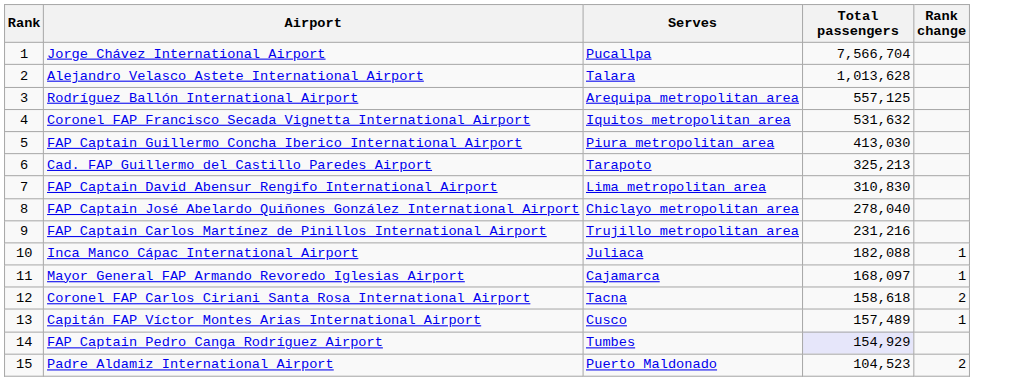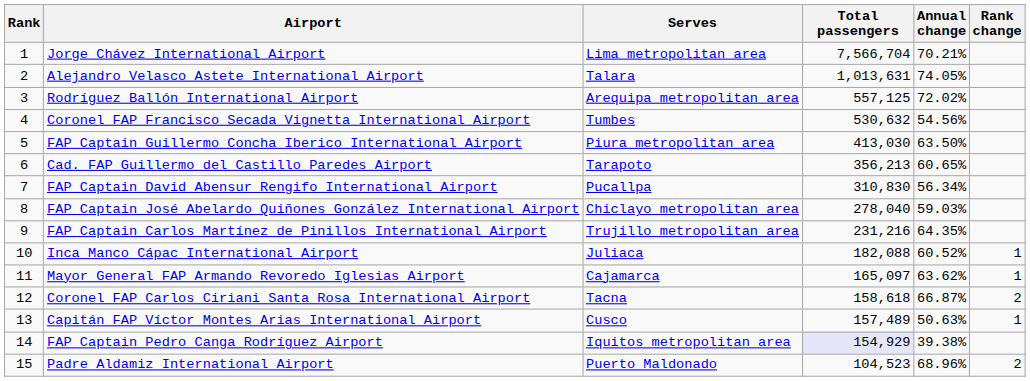+ column: (942, 24)
(619, 54) Pucallpa -> (676, 54) Lima metropolitan area
(874, 76) 1,013,628 -> (874, 76) 1,013,631
(688, 120) Iquitos metropolitan area -> (611, 120) Tumbes
(882, 120) 531,632 -> (882, 120) 530,632
(882, 165) 325,213 -> (882, 165) 356,213
(676, 187) Lima metropolitan area -> (619, 187) Pucallpa
(882, 276) 168,097 -> (882, 276) 165,097
(611, 343) Tumbes -> (688, 343) Iquitos metropolitan area
